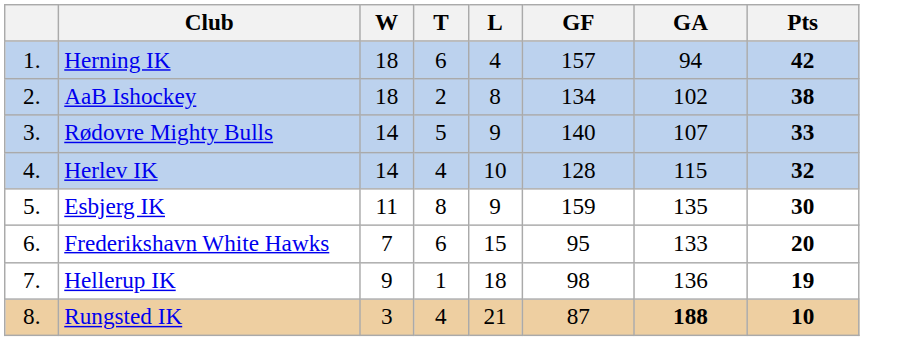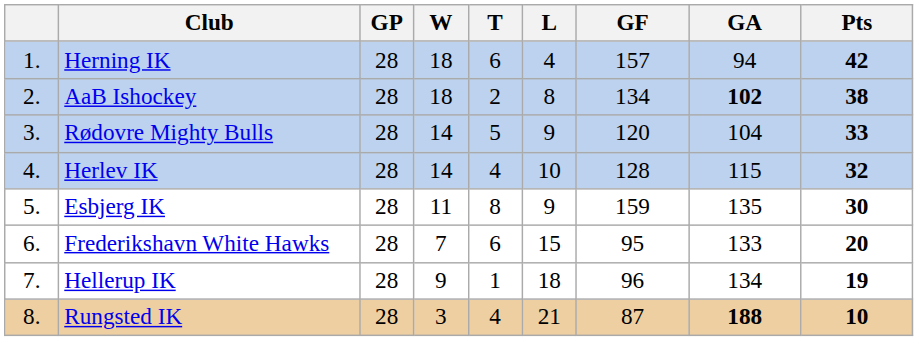+ column: (387, 22)
(690, 96) normal -> (745, 96) bold
(578, 133) 140 -> (632, 133) 120
(690, 133) 107 -> (745, 133) 104
(578, 280) 98 -> (632, 280) 96
(690, 280) 136 -> (745, 280) 134
